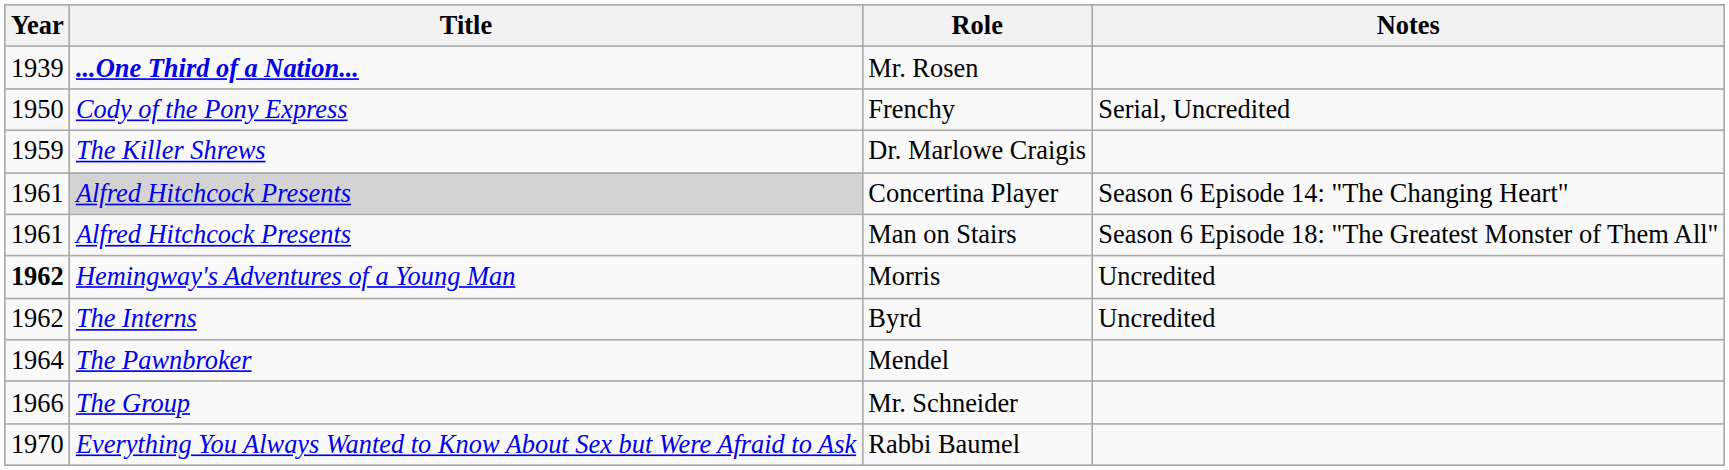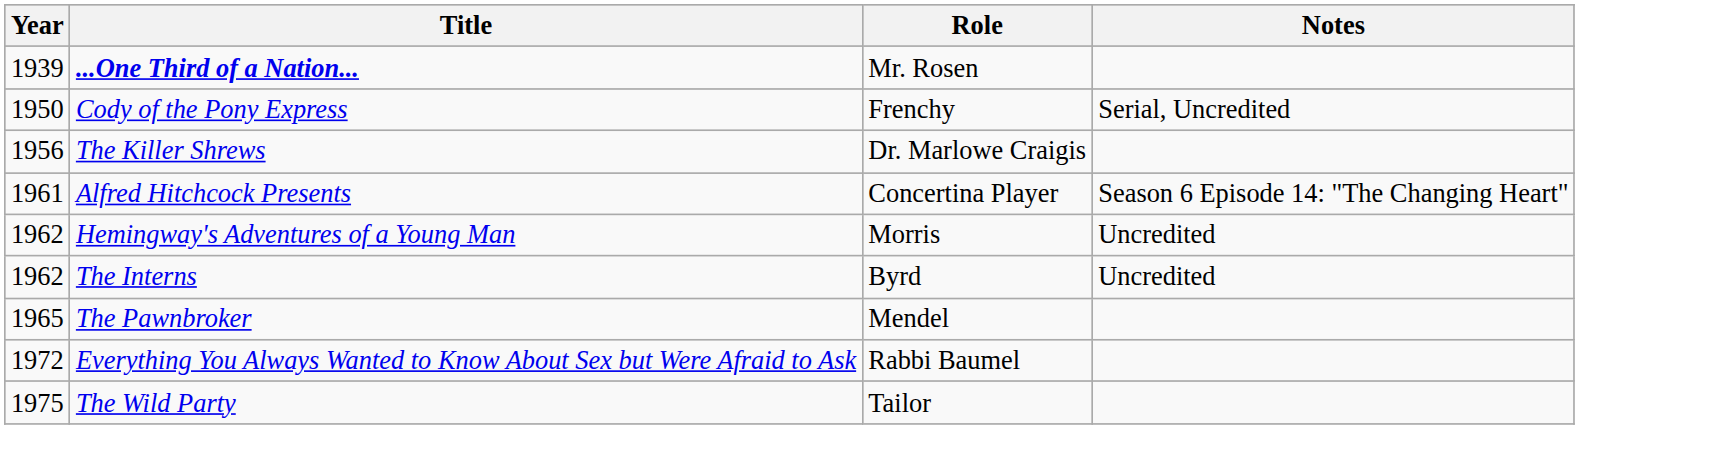(37, 151) 1959 -> (37, 151) 1956
(213, 192) lightgrey background -> (213, 192) no background
- row: (942, 234)
(37, 276) bold -> (37, 234) normal
(37, 360) 1964 -> (37, 318) 1965
- row: (943, 402)
(37, 444) 1970 -> (37, 360) 1972
+ row: (900, 402)
